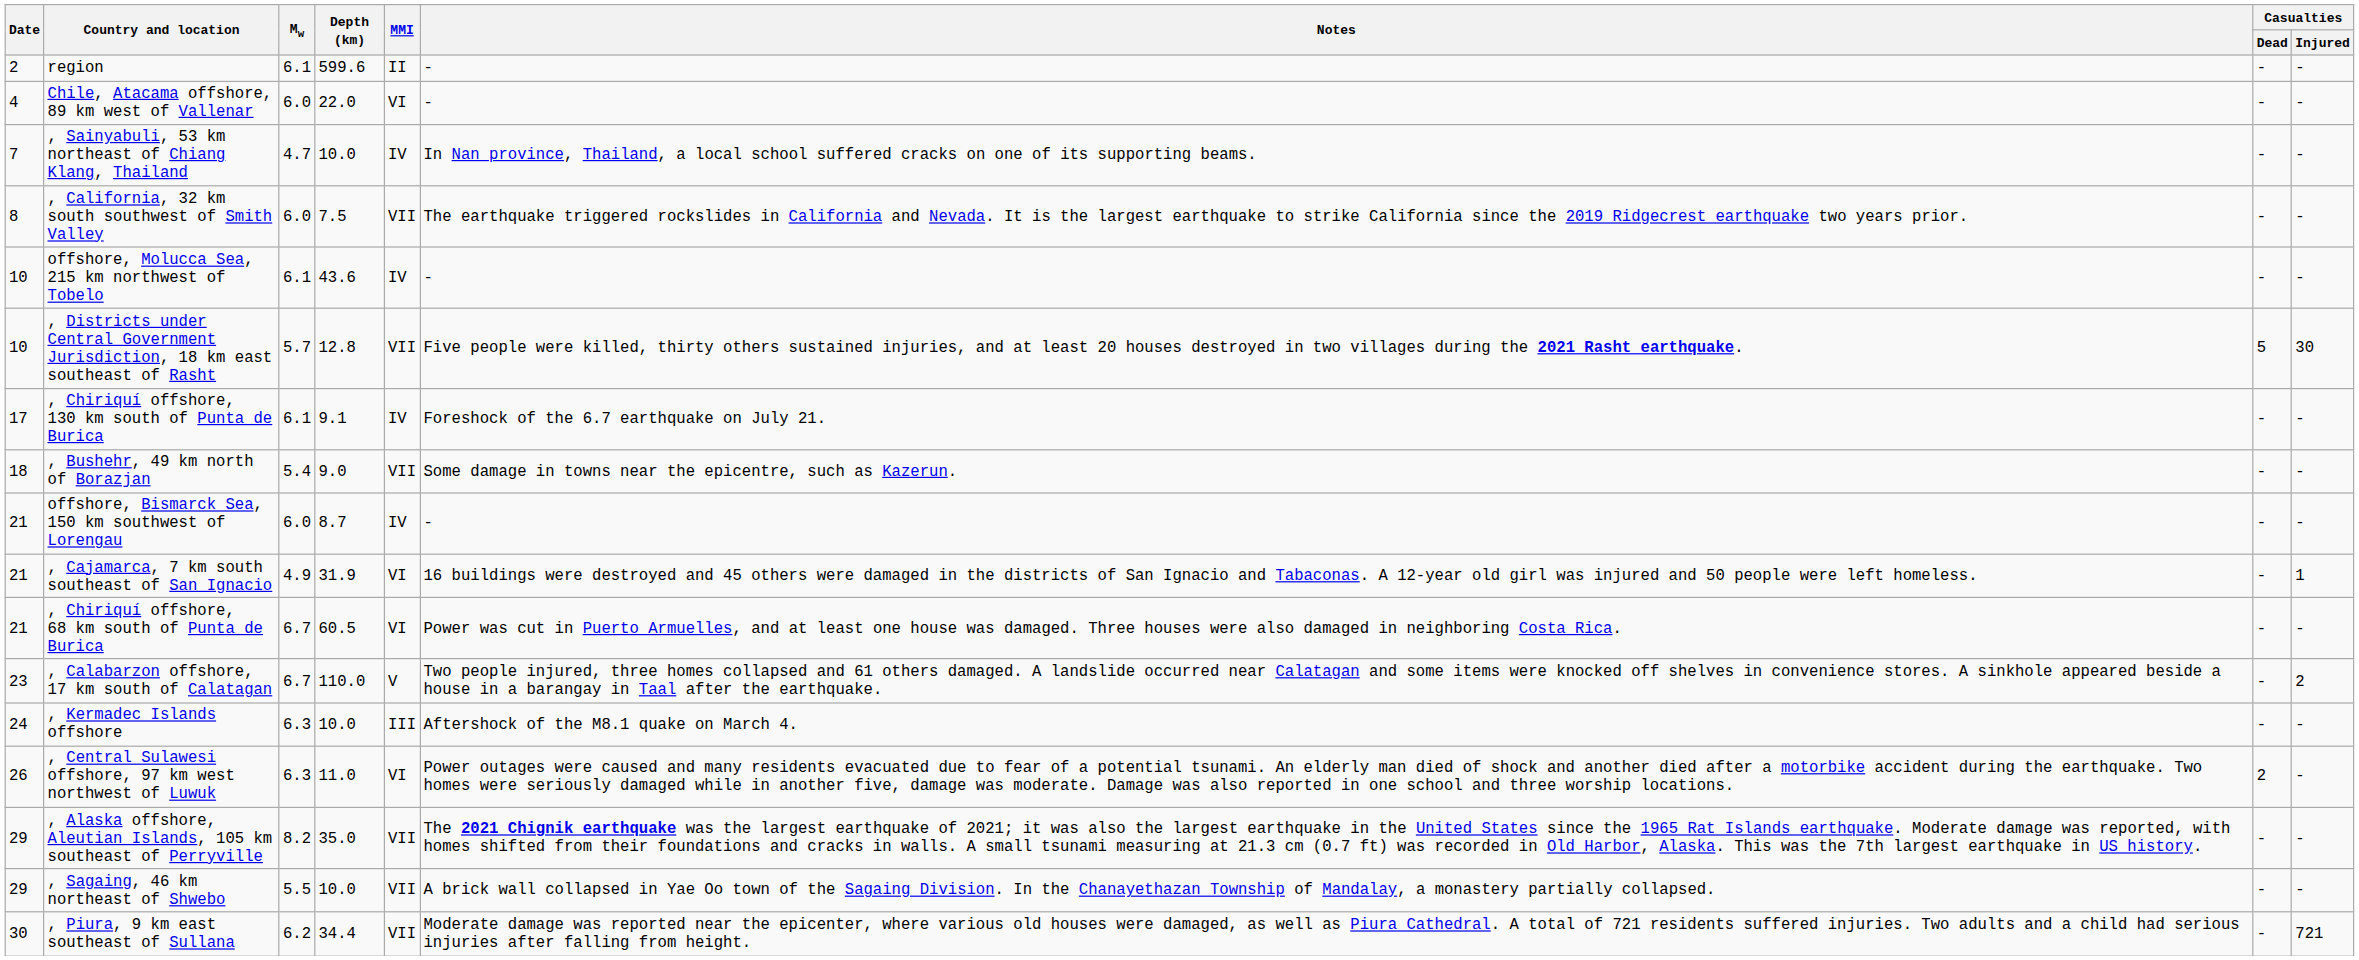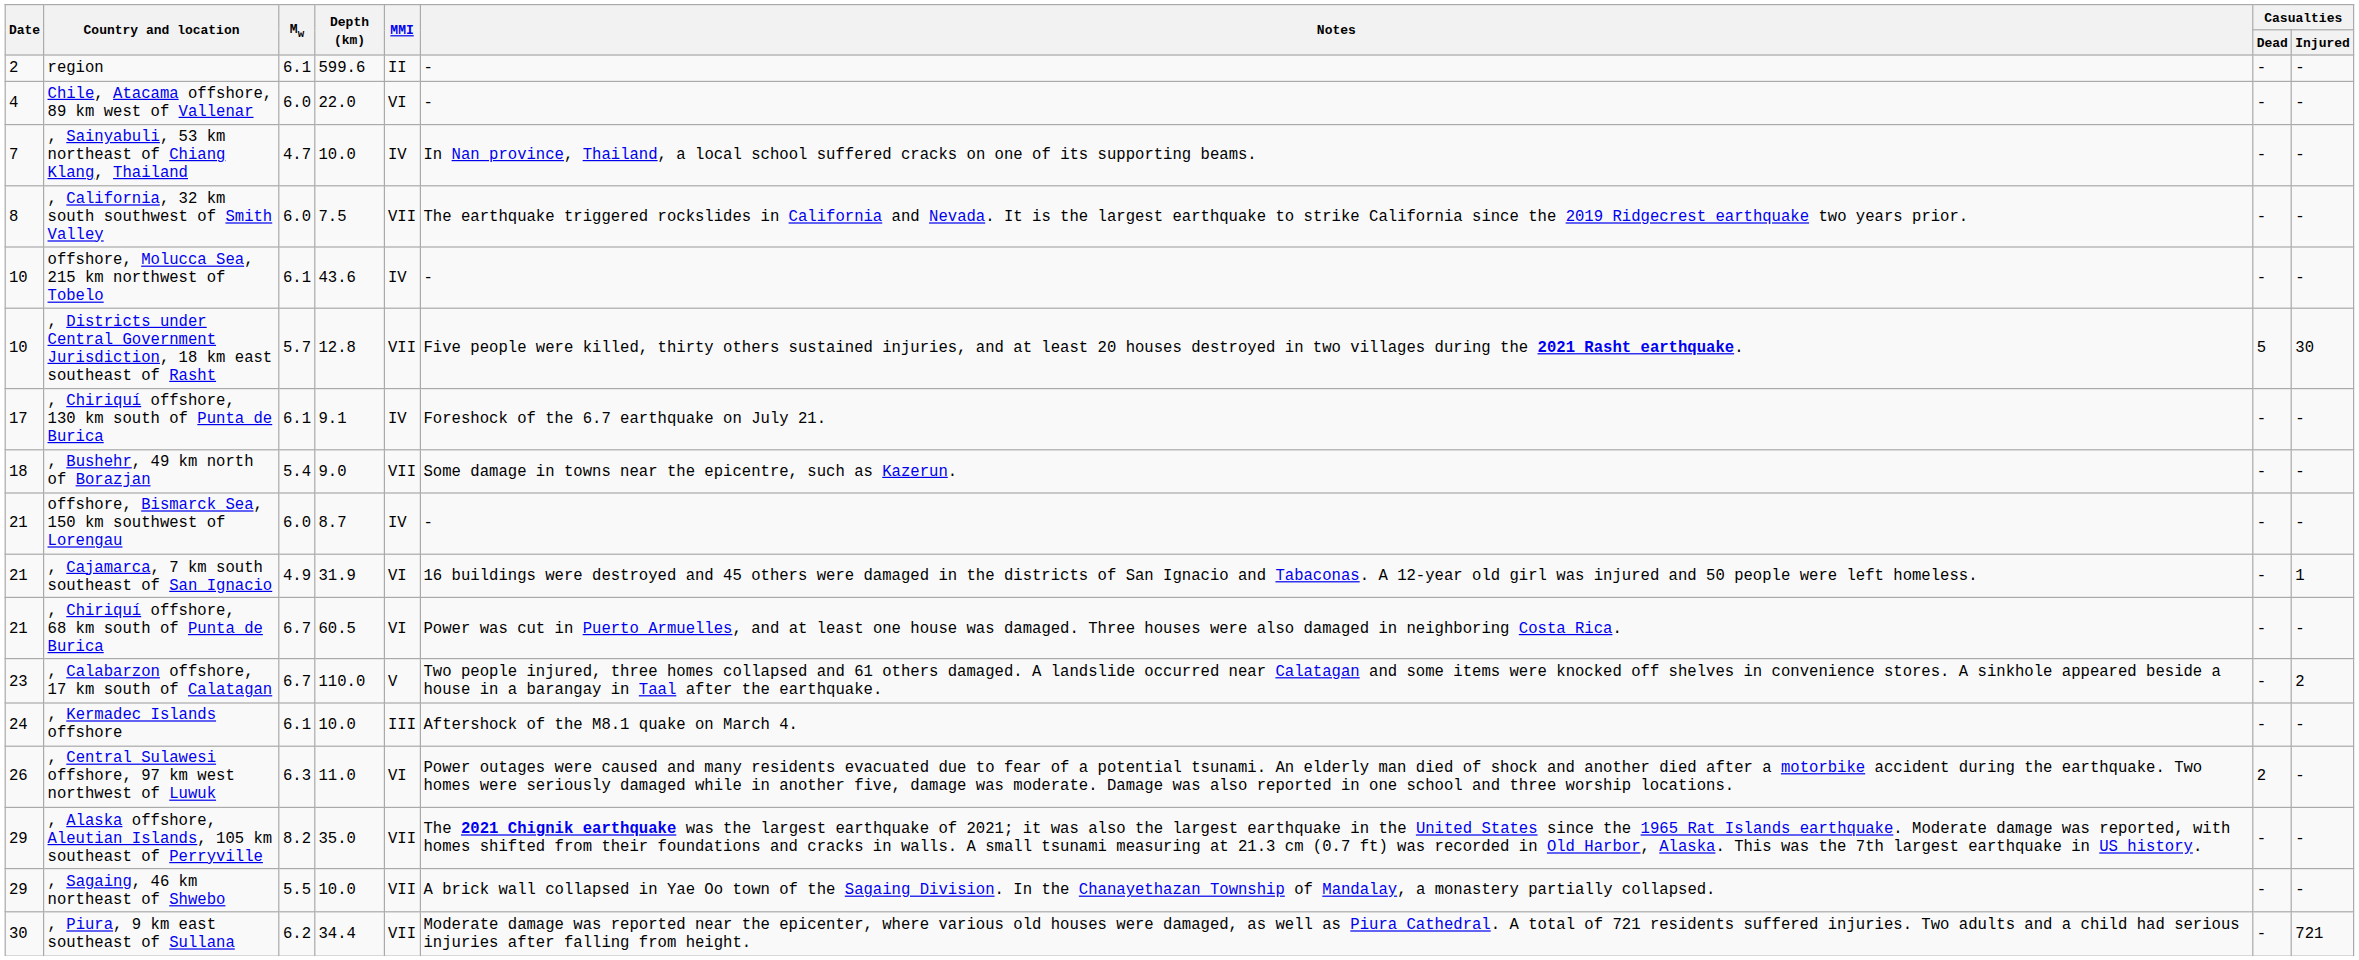(297, 724) 6.3 -> (297, 724) 6.1
